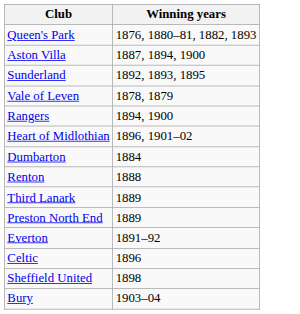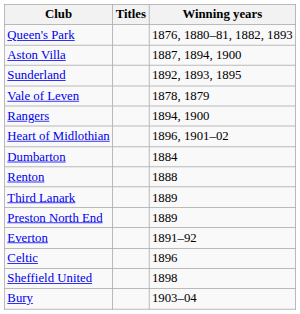+ column: (131, 14)
